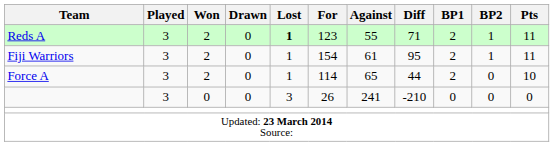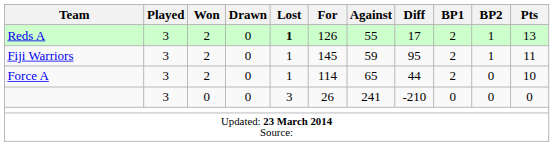(328, 35) 123 -> (328, 35) 126
(414, 35) 71 -> (414, 35) 17
(529, 35) 11 -> (529, 35) 13
(328, 55) 154 -> (328, 55) 145
(371, 55) 61 -> (371, 55) 59
